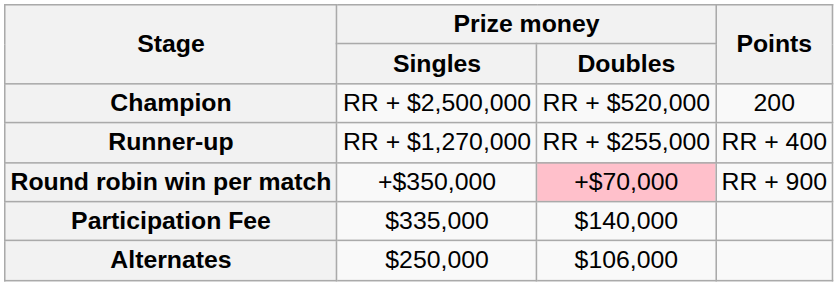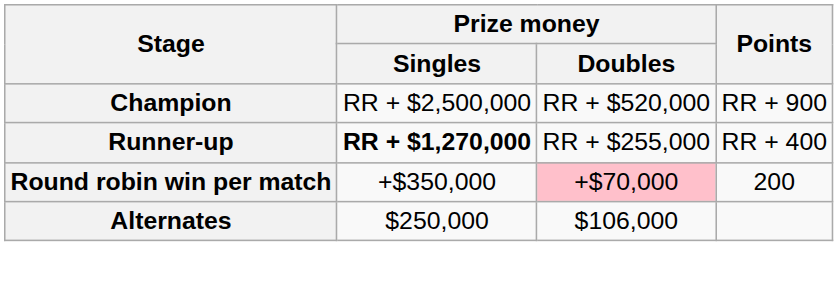(774, 102) 200 -> (774, 102) RR + 900
(437, 142) normal -> (437, 142) bold
(774, 181) RR + 900 -> (774, 181) 200
- row: (171, 220)
